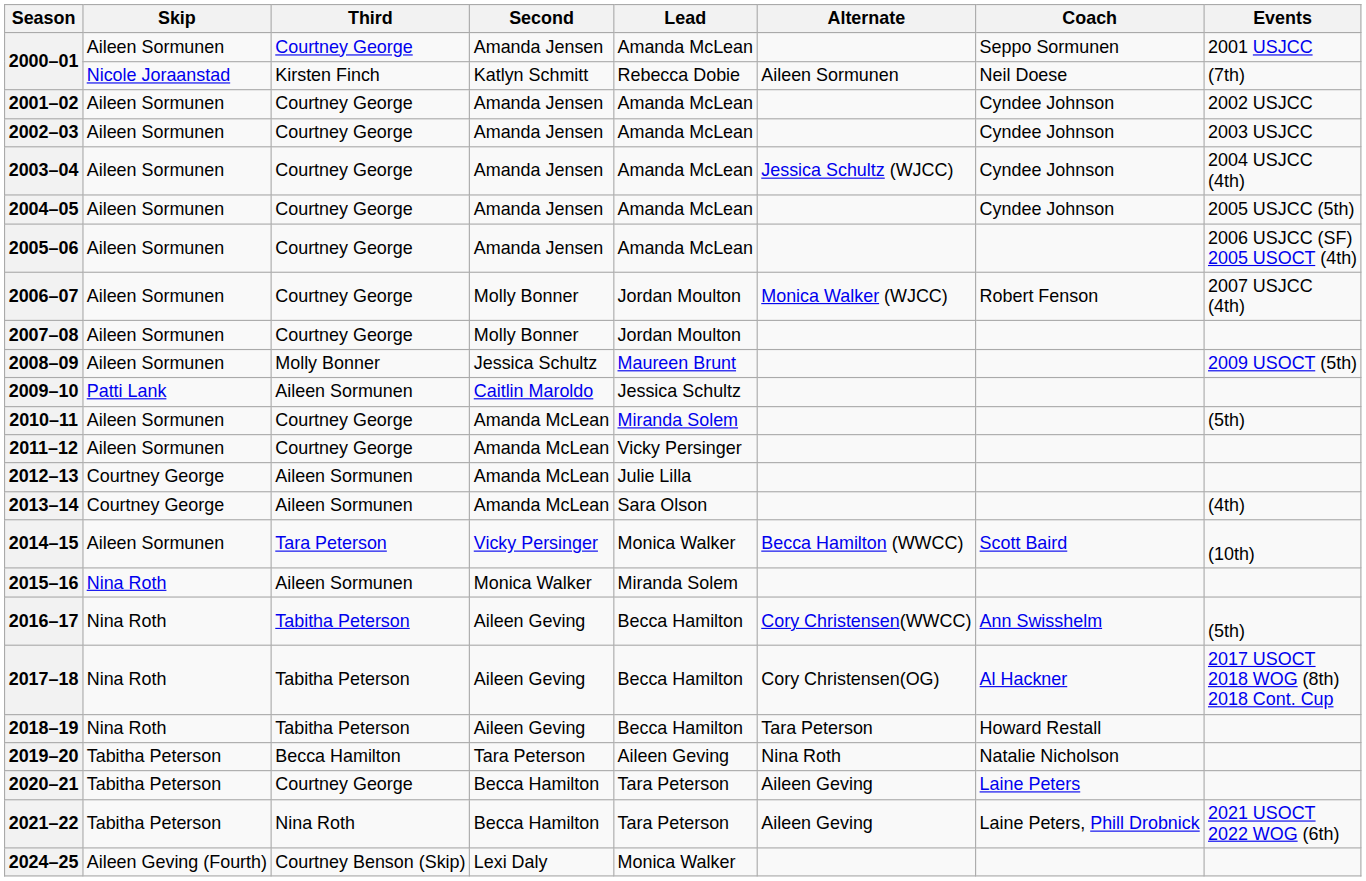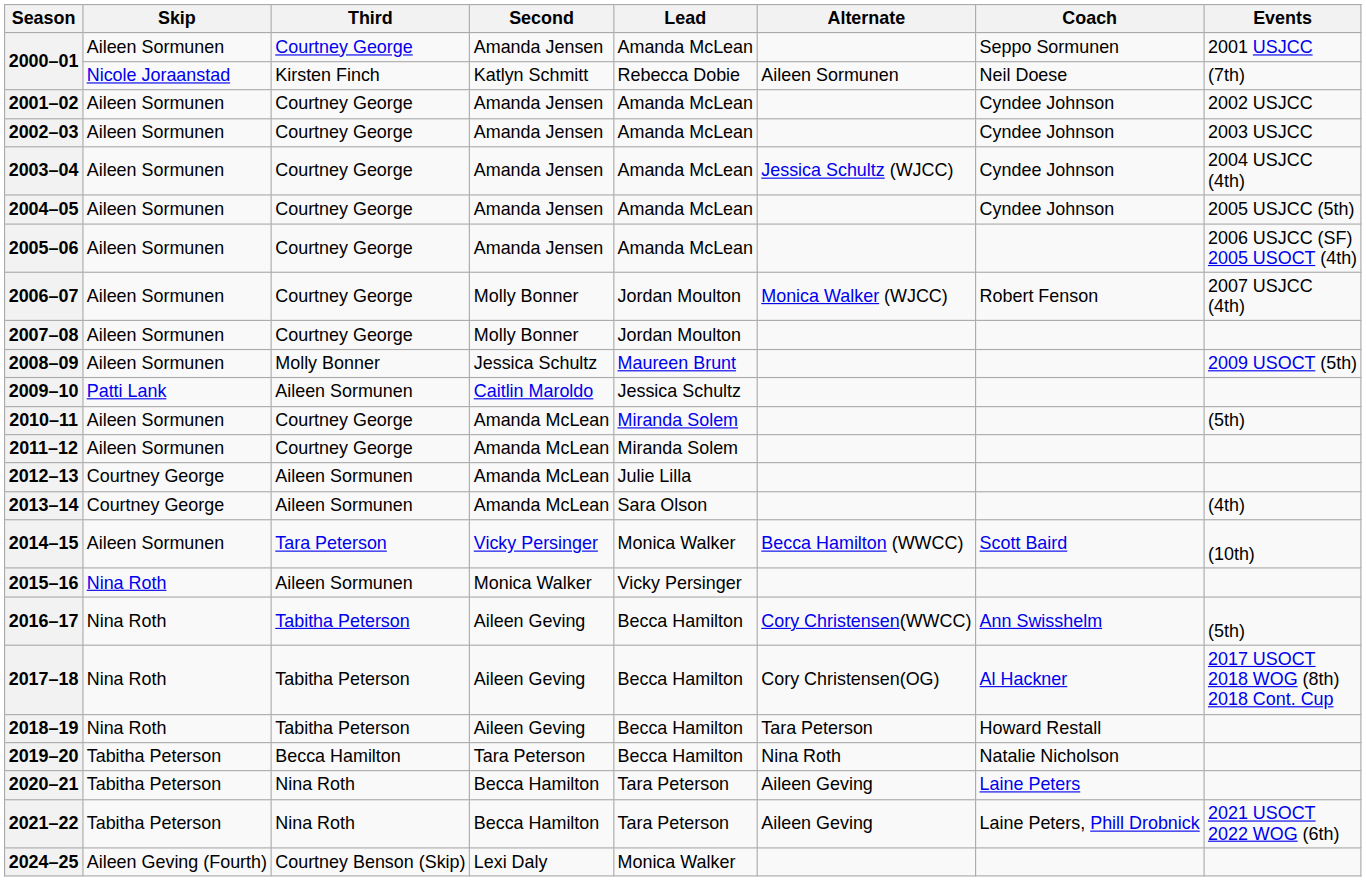(680, 448) Vicky Persinger -> (678, 448) Miranda Solem
(678, 582) Miranda Solem -> (680, 582) Vicky Persinger
(673, 756) Aileen Geving -> (680, 756) Becca Hamilton
(344, 785) Courtney George -> (315, 785) Nina Roth
